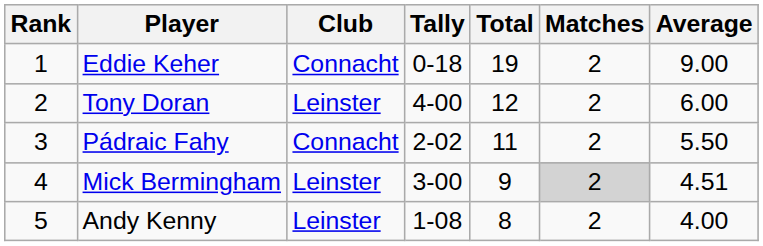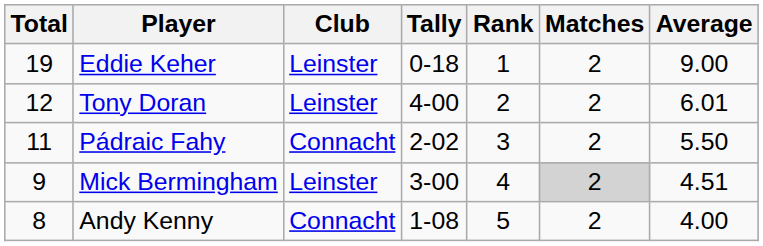columns swapped: (41, 24) <-> (505, 24)
(346, 63) Connacht -> (333, 63) Leinster
(704, 102) 6.00 -> (704, 102) 6.01
(337, 220) Leinster -> (342, 220) Connacht
